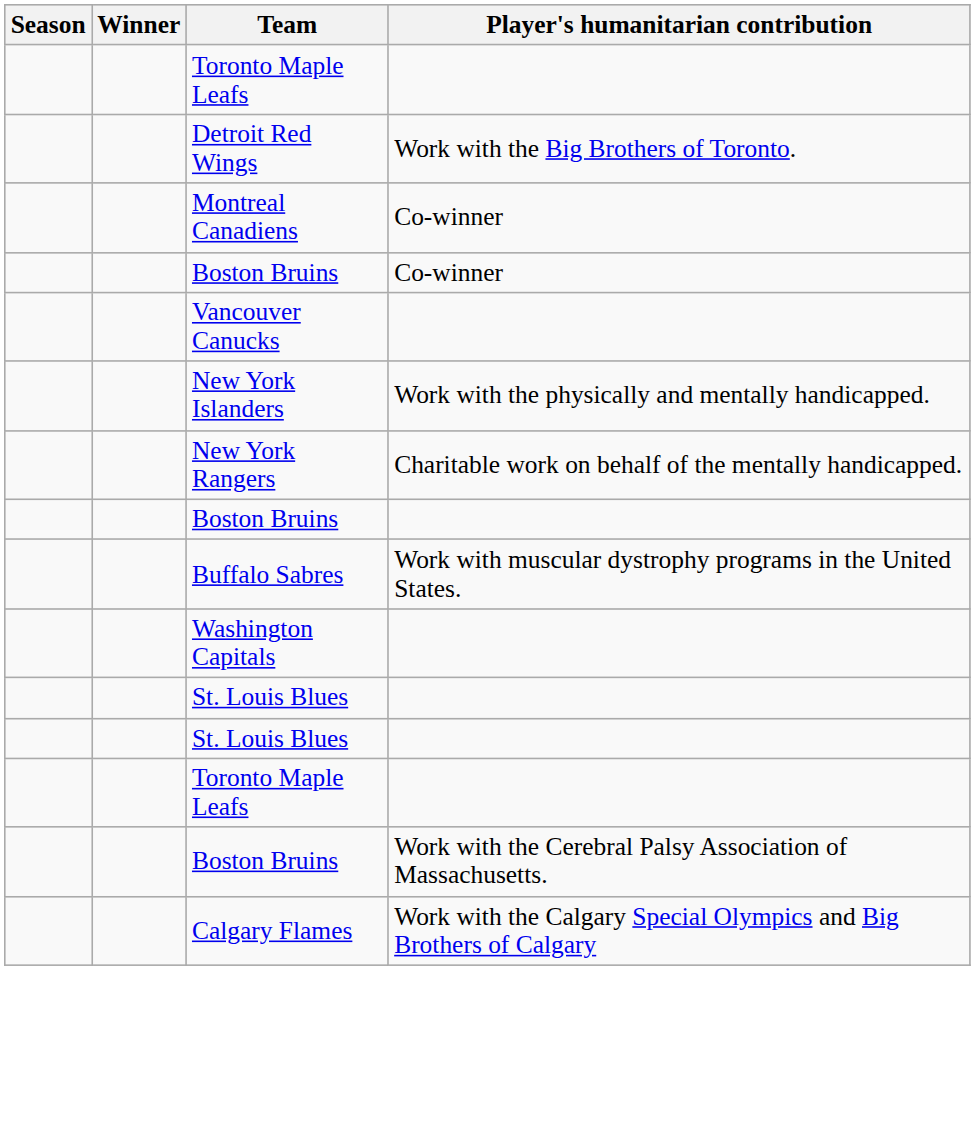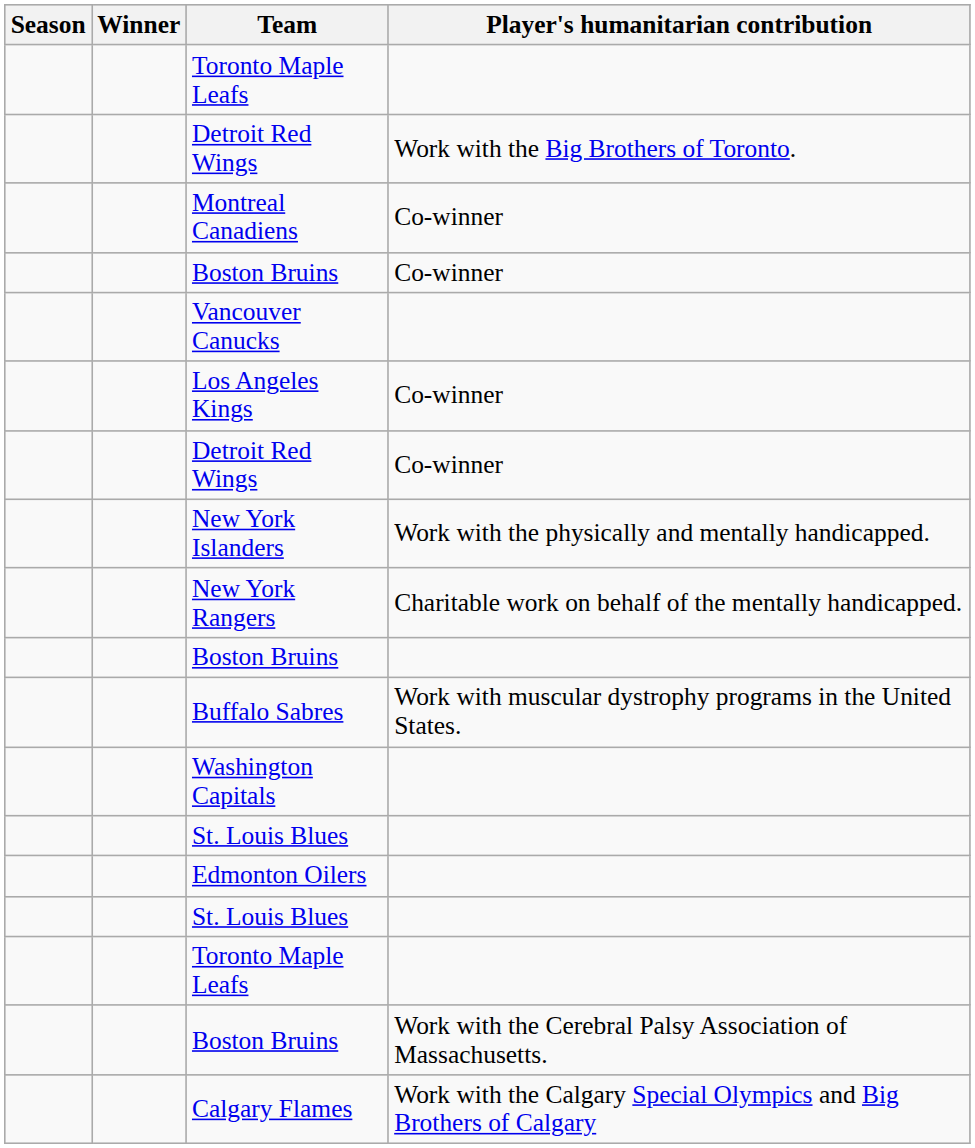+ row: (255, 395)
+ row: (252, 464)
+ row: (279, 875)
